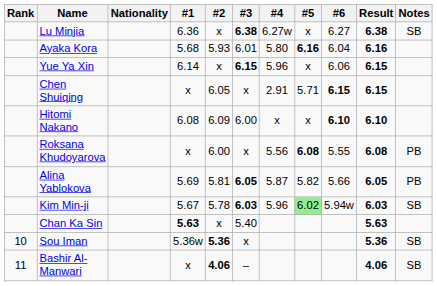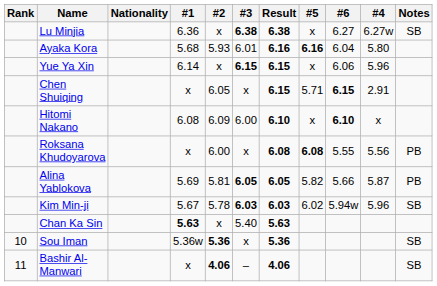columns swapped: (277, 13) <-> (376, 13)
(308, 205) lightgreen background -> (312, 205) no background
